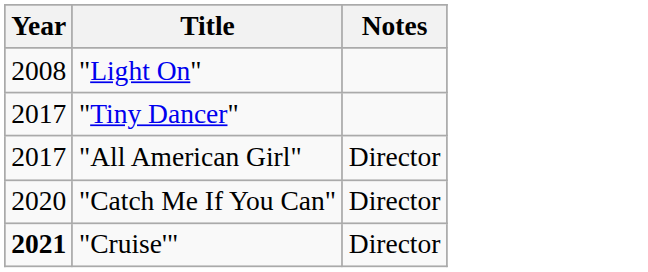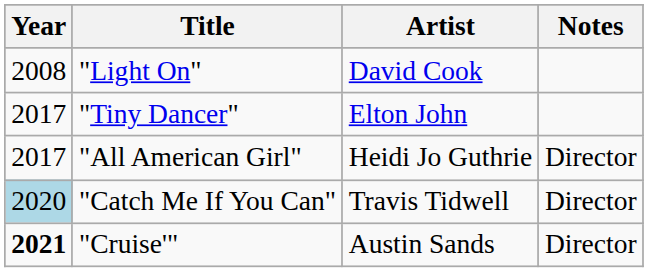+ column: (440, 26)
(39, 200) no background -> (39, 200) lightblue background
